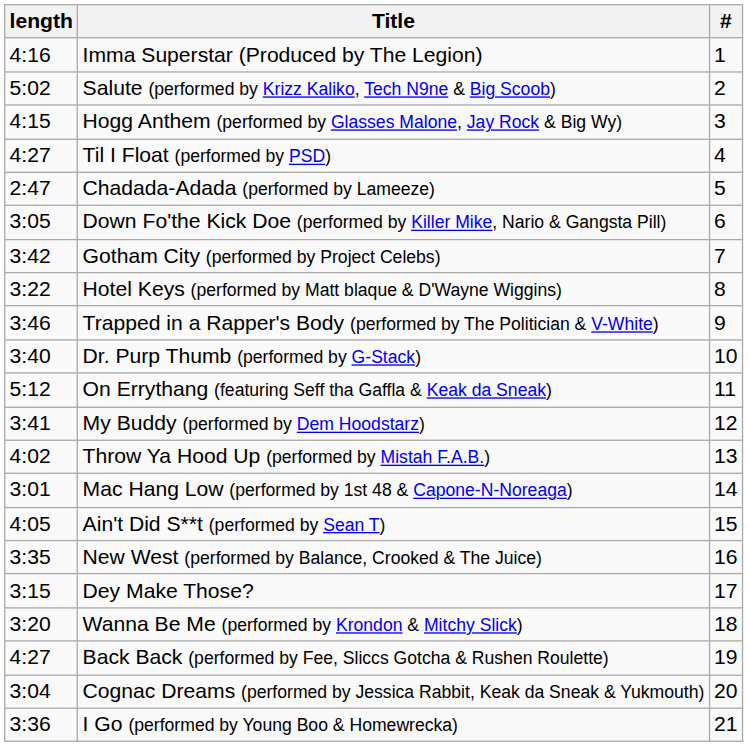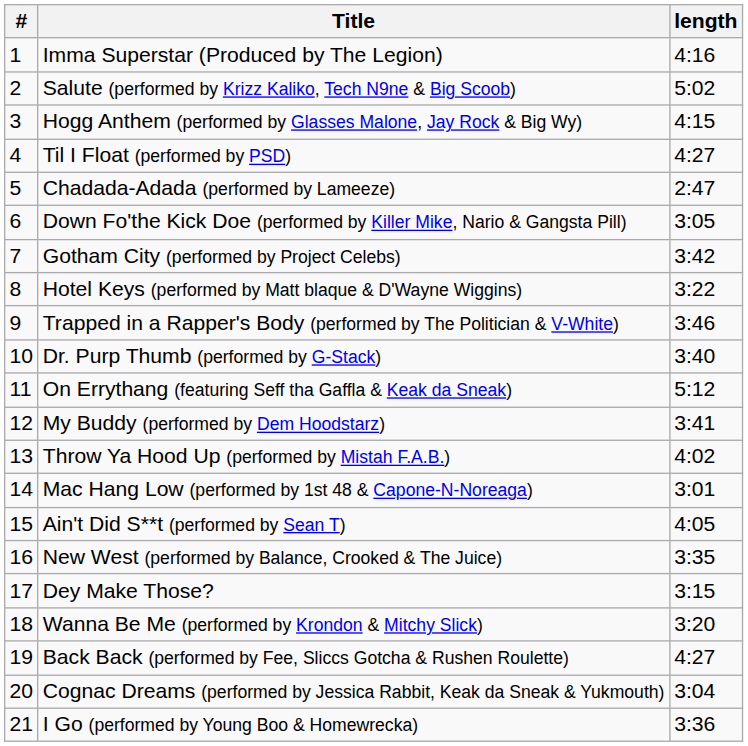columns swapped: (726, 21) <-> (41, 21)
